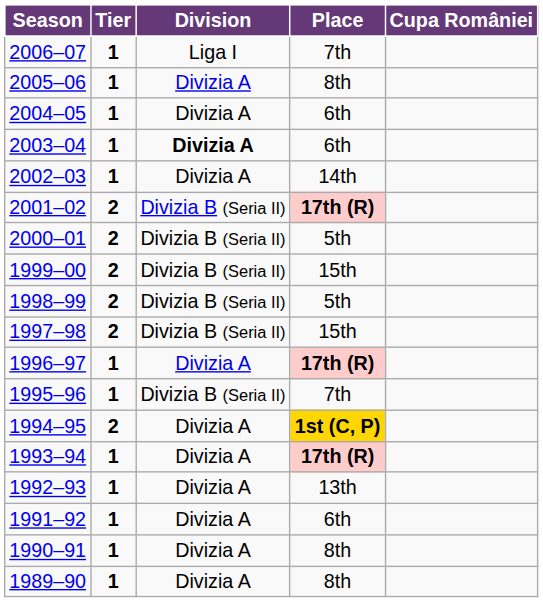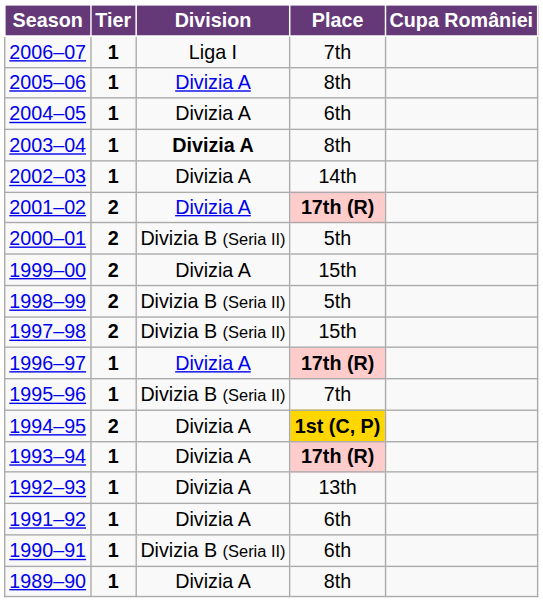(338, 145) 6th -> (338, 145) 8th
(213, 208) Divizia B (Seria II) -> (213, 208) Divizia A
(213, 270) Divizia B (Seria II) -> (213, 270) Divizia A
(213, 551) Divizia A -> (213, 551) Divizia B (Seria II)
(338, 551) 8th -> (338, 551) 6th
